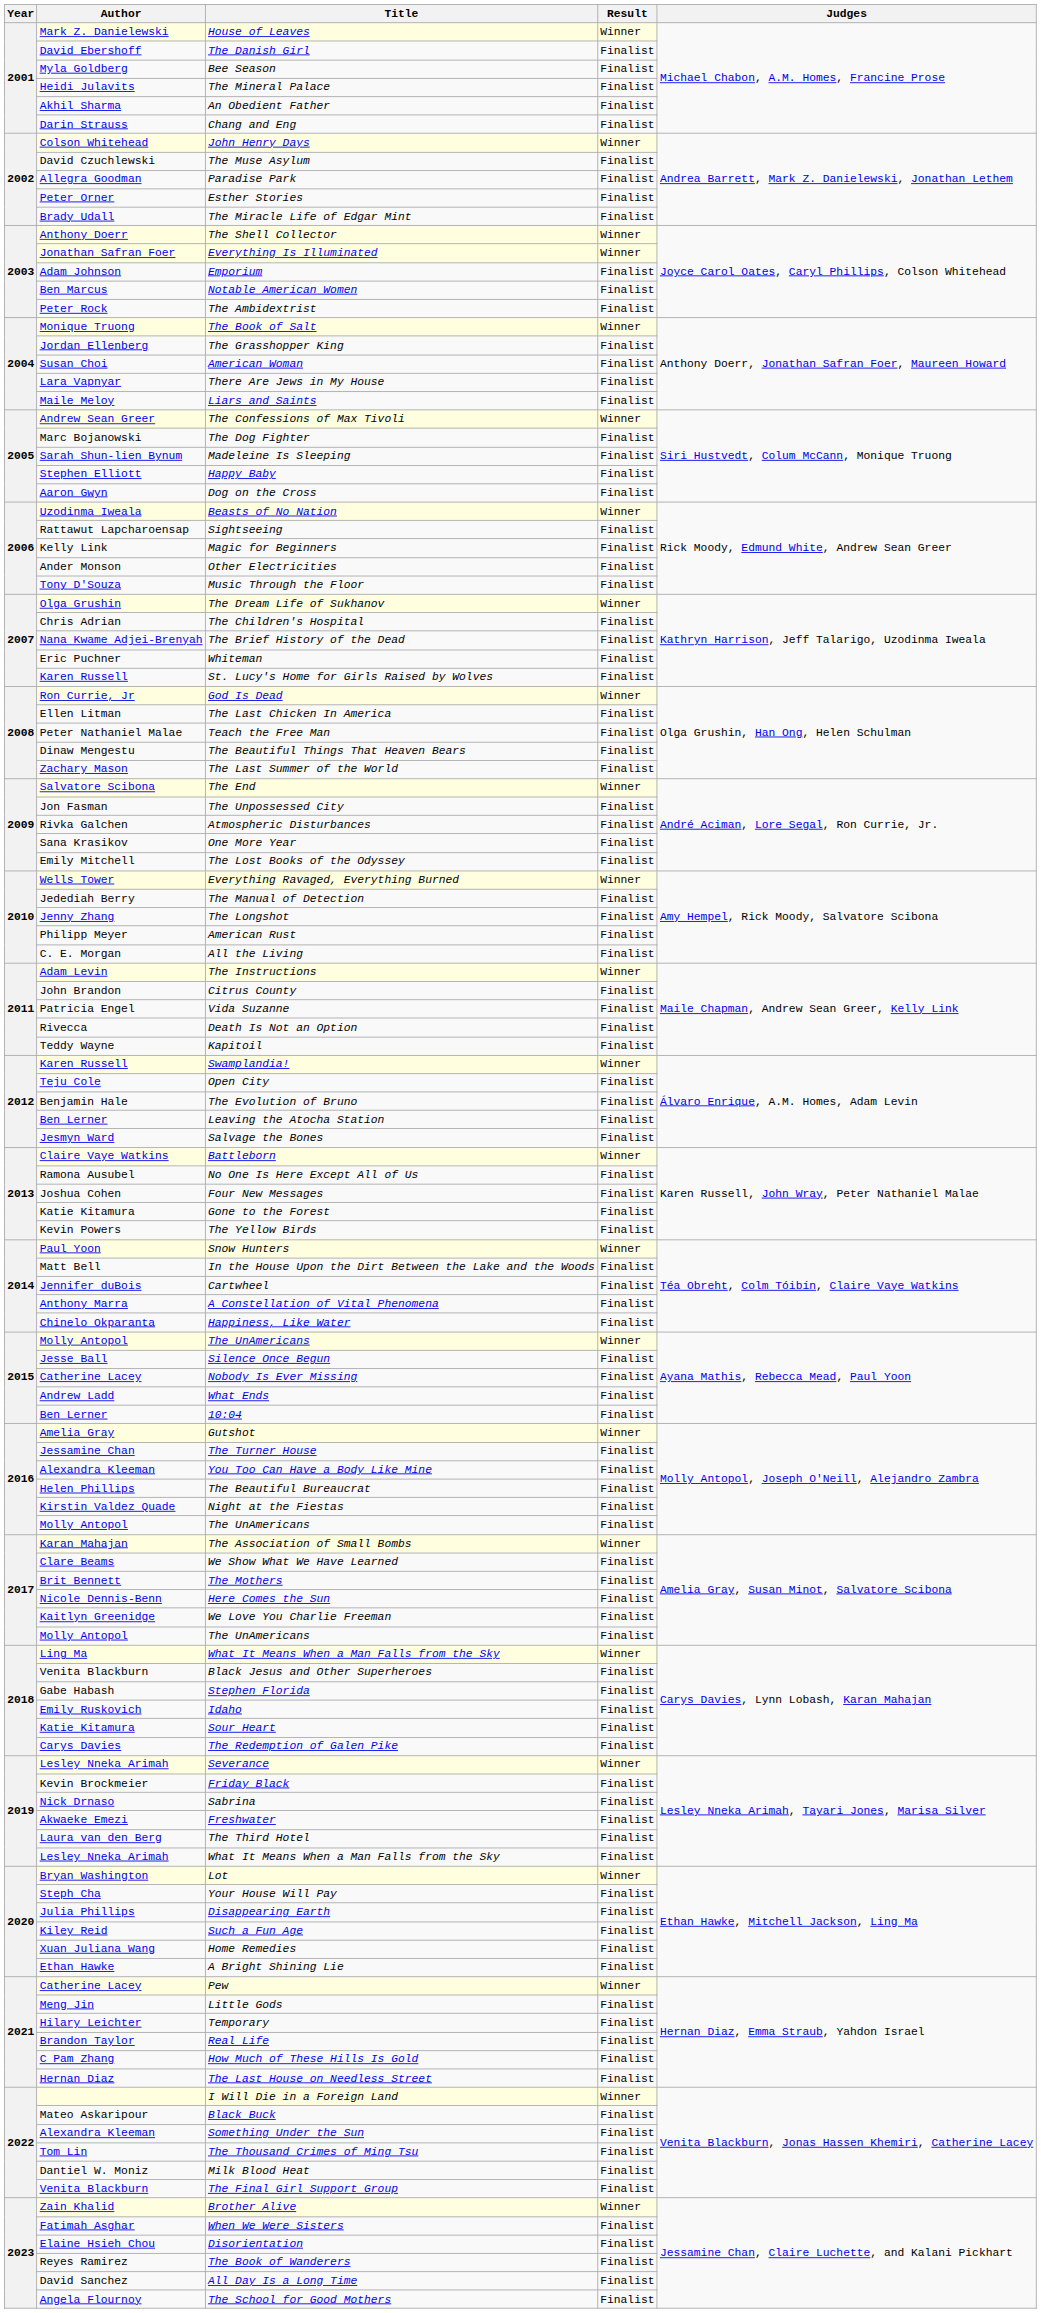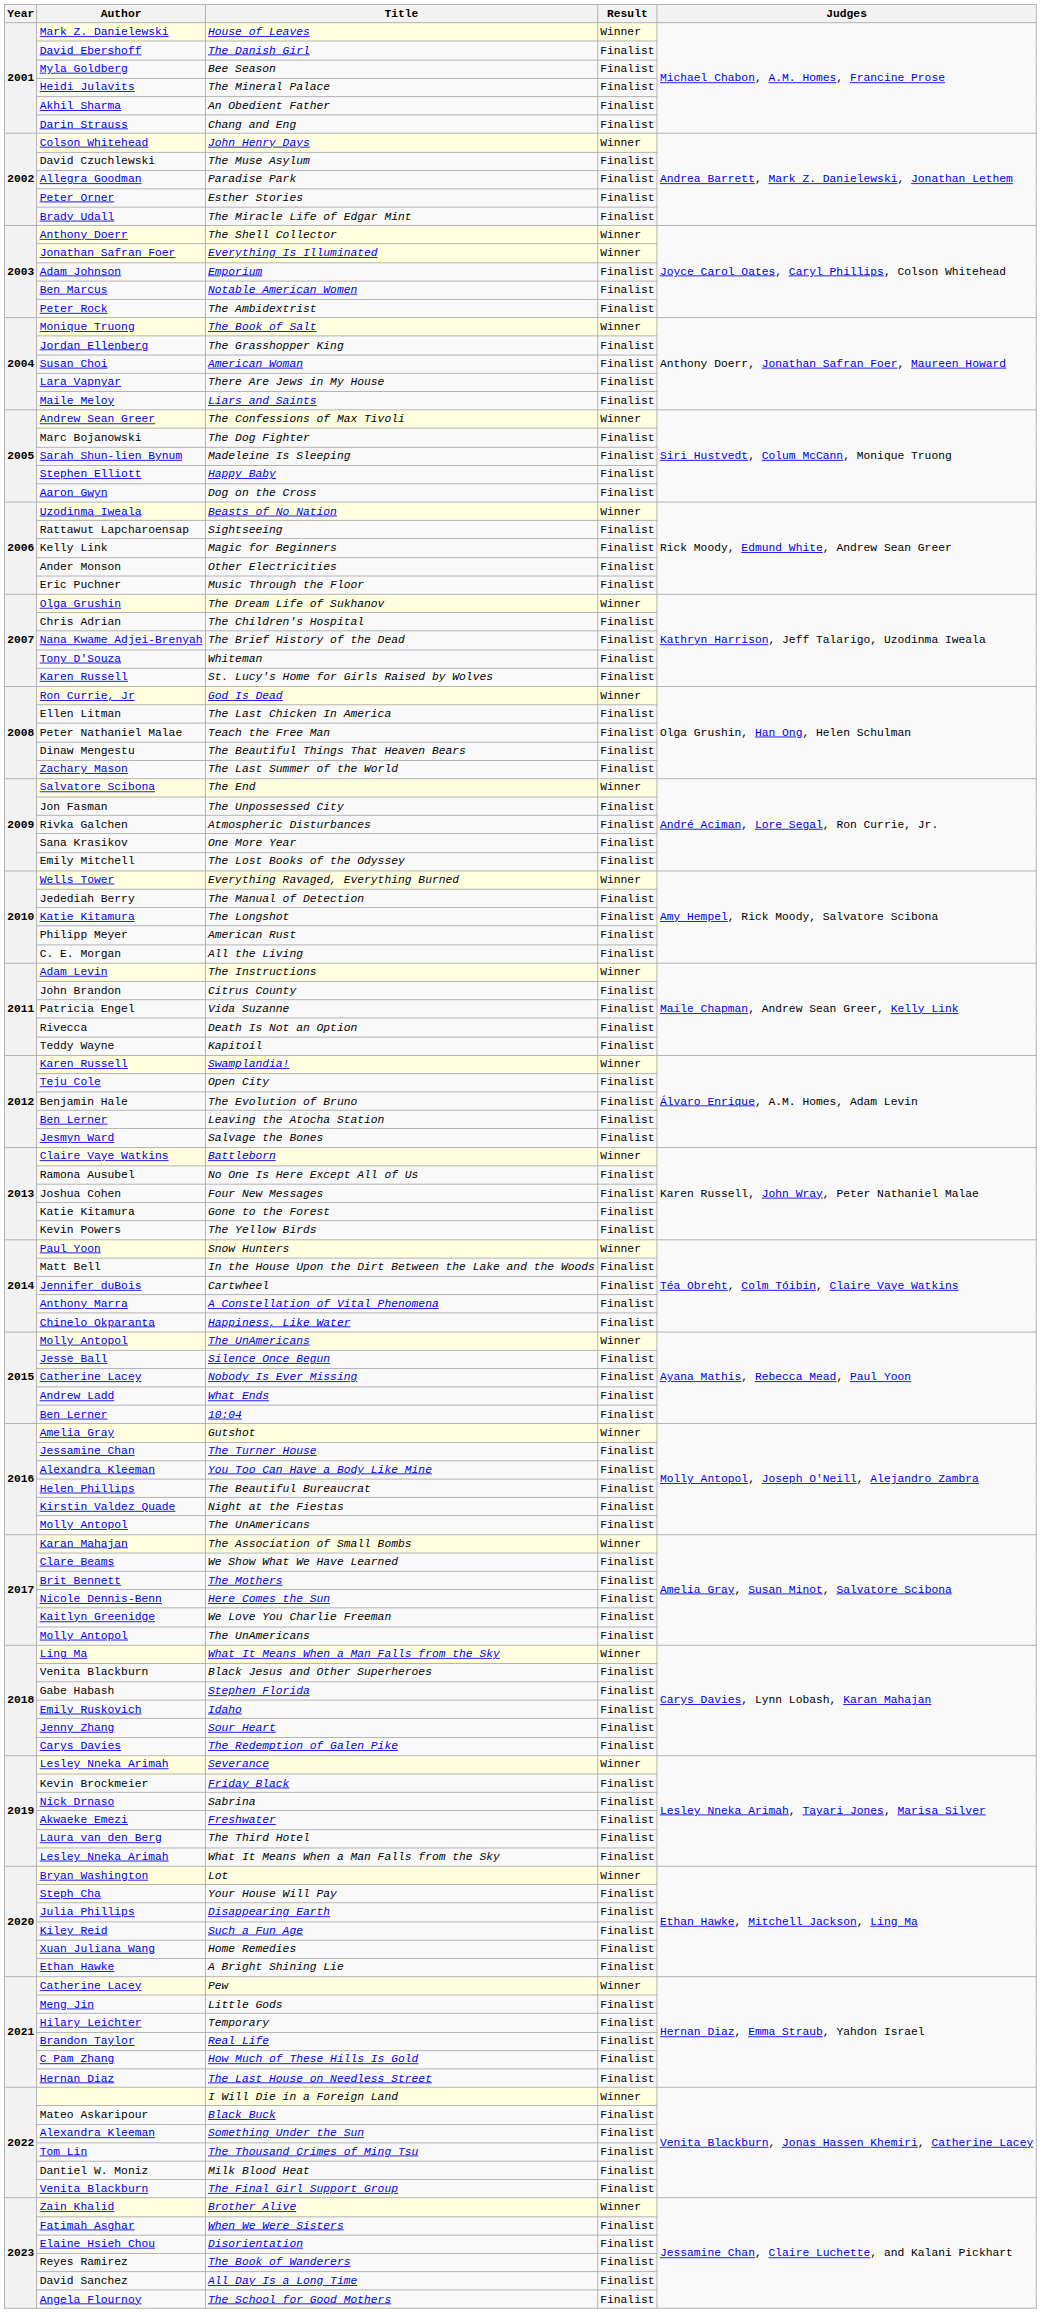(80, 585) Tony D'Souza -> (80, 585) Eric Puchner
(80, 659) Eric Puchner -> (80, 659) Tony D'Souza
(77, 917) Jenny Zhang -> (87, 917) Katie Kitamura
(87, 1728) Katie Kitamura -> (77, 1728) Jenny Zhang
